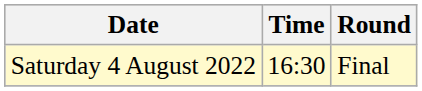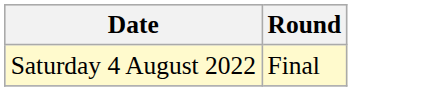- column: (297, 24)
